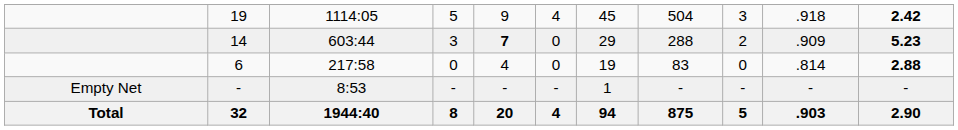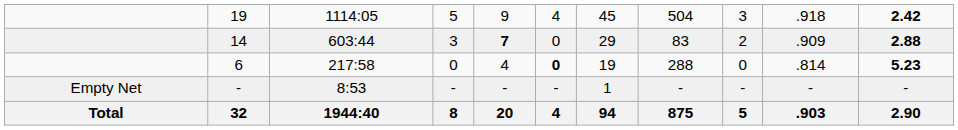(680, 40) 288 -> (680, 40) 83
(906, 40) 5.23 -> (906, 40) 2.88
(556, 64) normal -> (556, 64) bold
(680, 64) 83 -> (680, 64) 288
(906, 64) 2.88 -> (906, 64) 5.23
